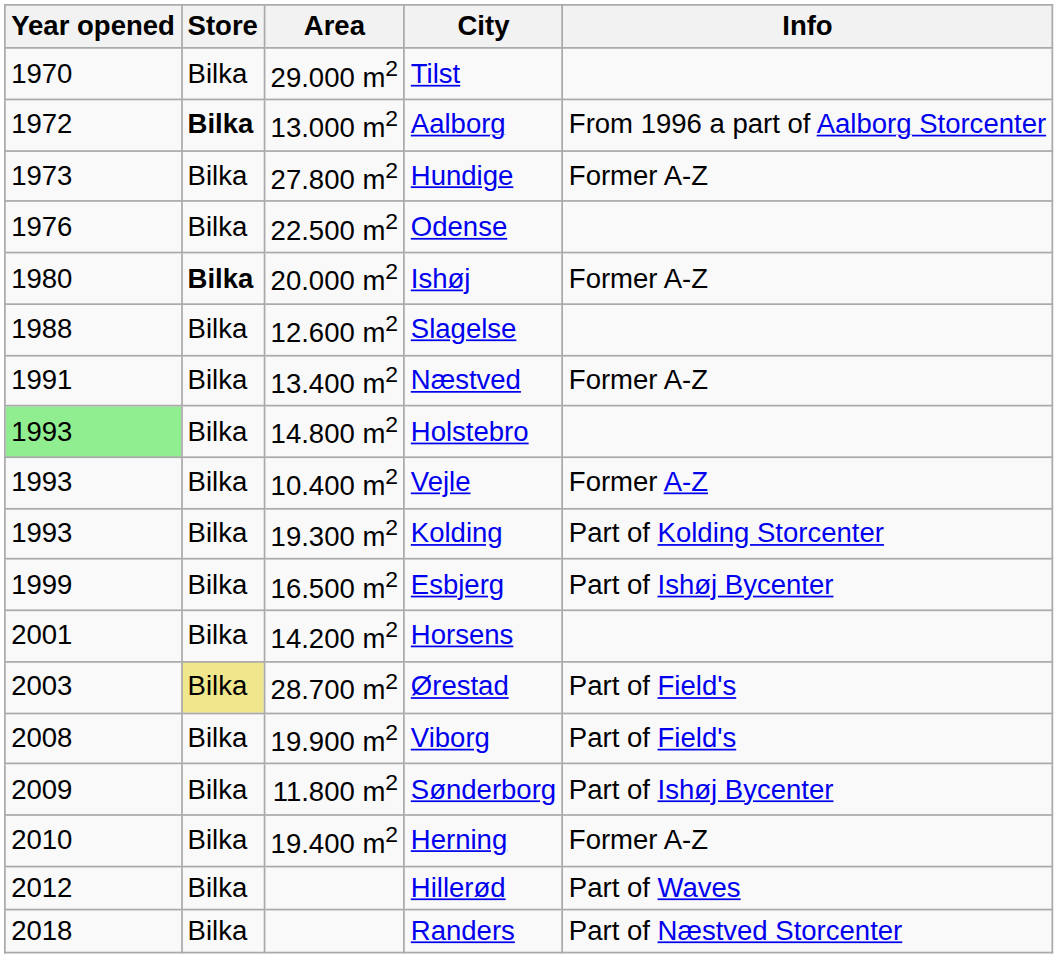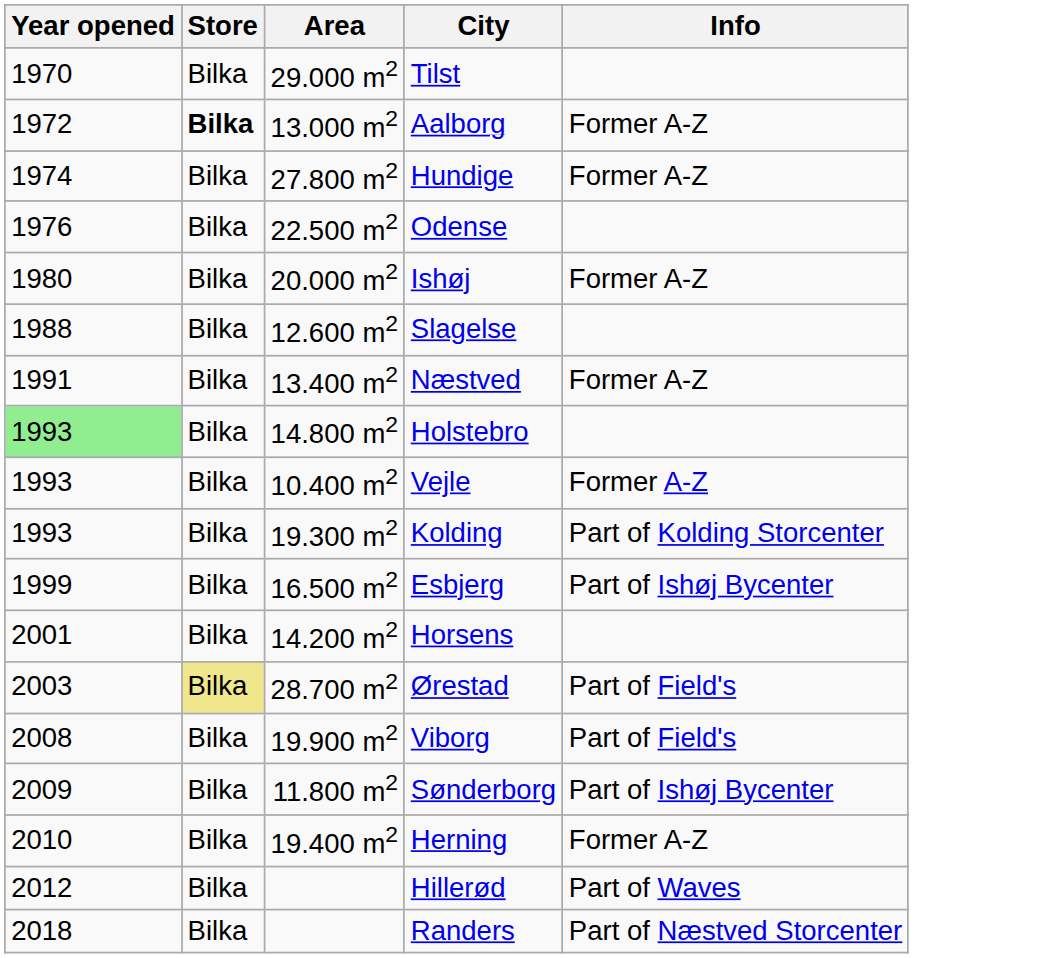(807, 124) From 1996 a part of Aalborg Storcenter -> (638, 124) Former A-Z
(42, 175) 1973 -> (42, 175) 1974
(220, 278) bold -> (217, 278) normal
